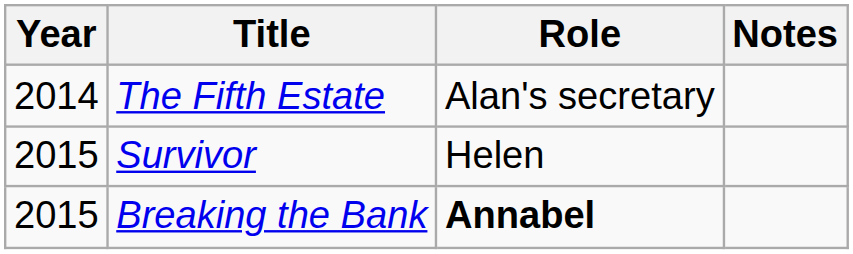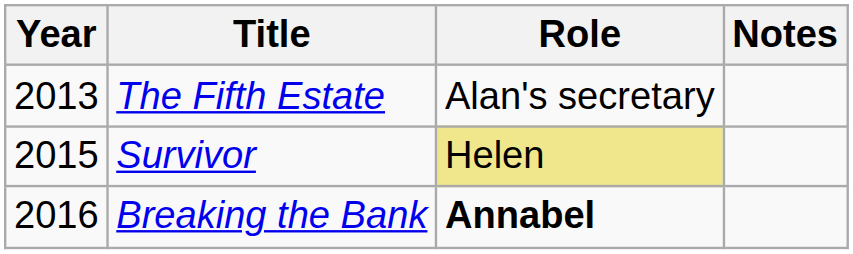(56, 95) 2014 -> (56, 95) 2013
(495, 155) no background -> (495, 155) khaki background
(56, 215) 2015 -> (56, 215) 2016
